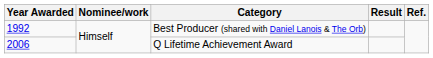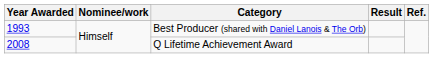(18, 28) 1992 -> (18, 28) 1993
(18, 45) 2006 -> (18, 45) 2008
